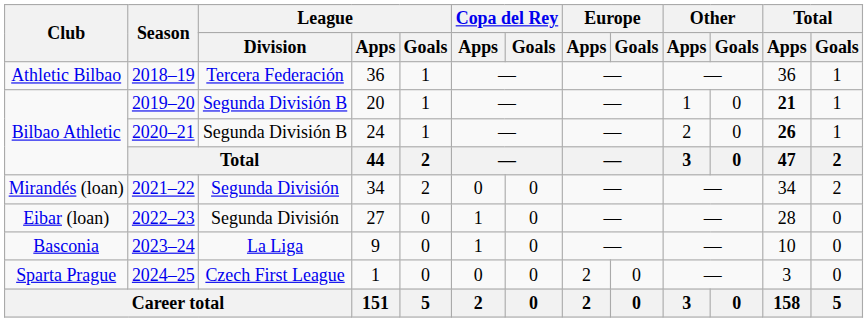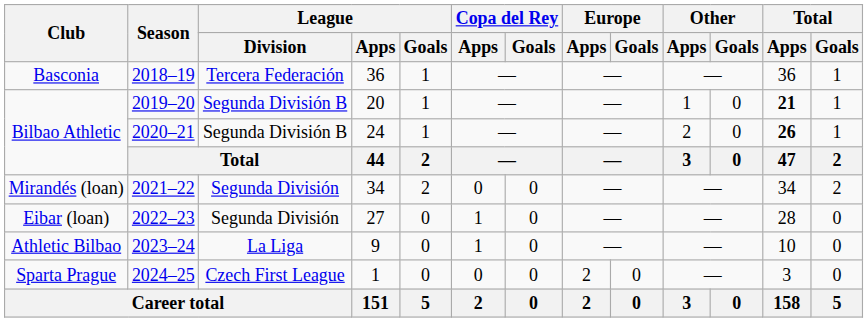(66, 75) Athletic Bilbao -> (66, 75) Basconia
(66, 246) Basconia -> (66, 246) Athletic Bilbao
